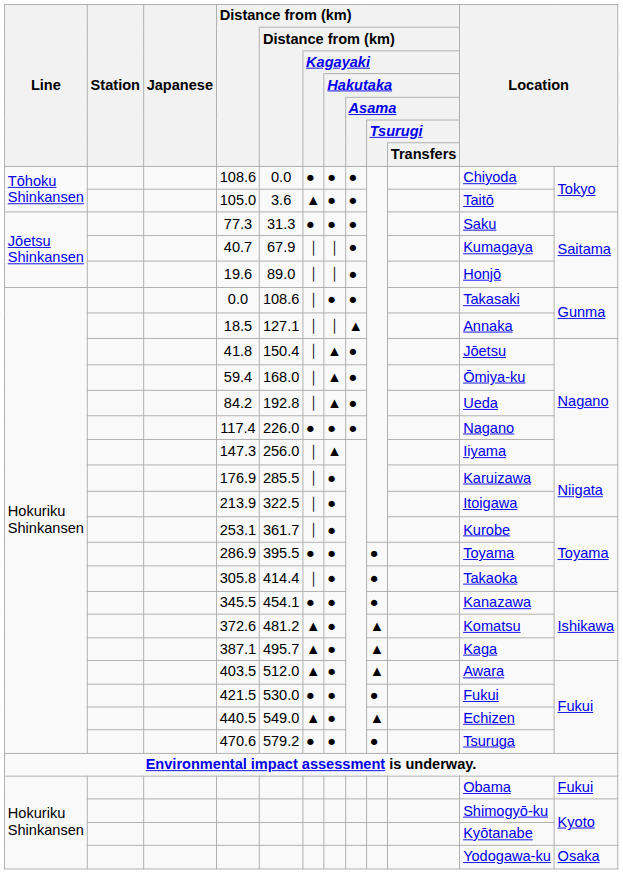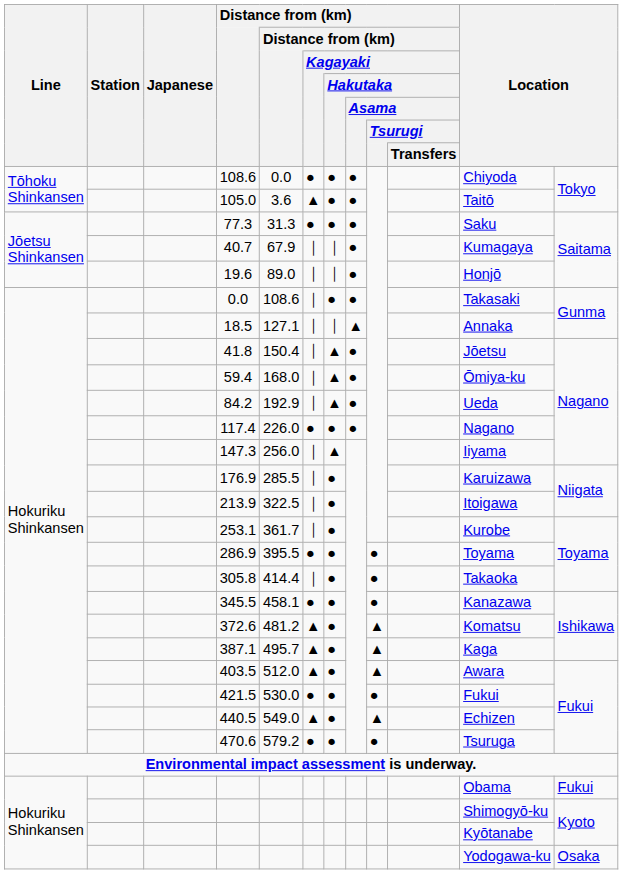(281, 403) 192.8 -> (281, 403) 192.9
(281, 602) 454.1 -> (281, 602) 458.1
